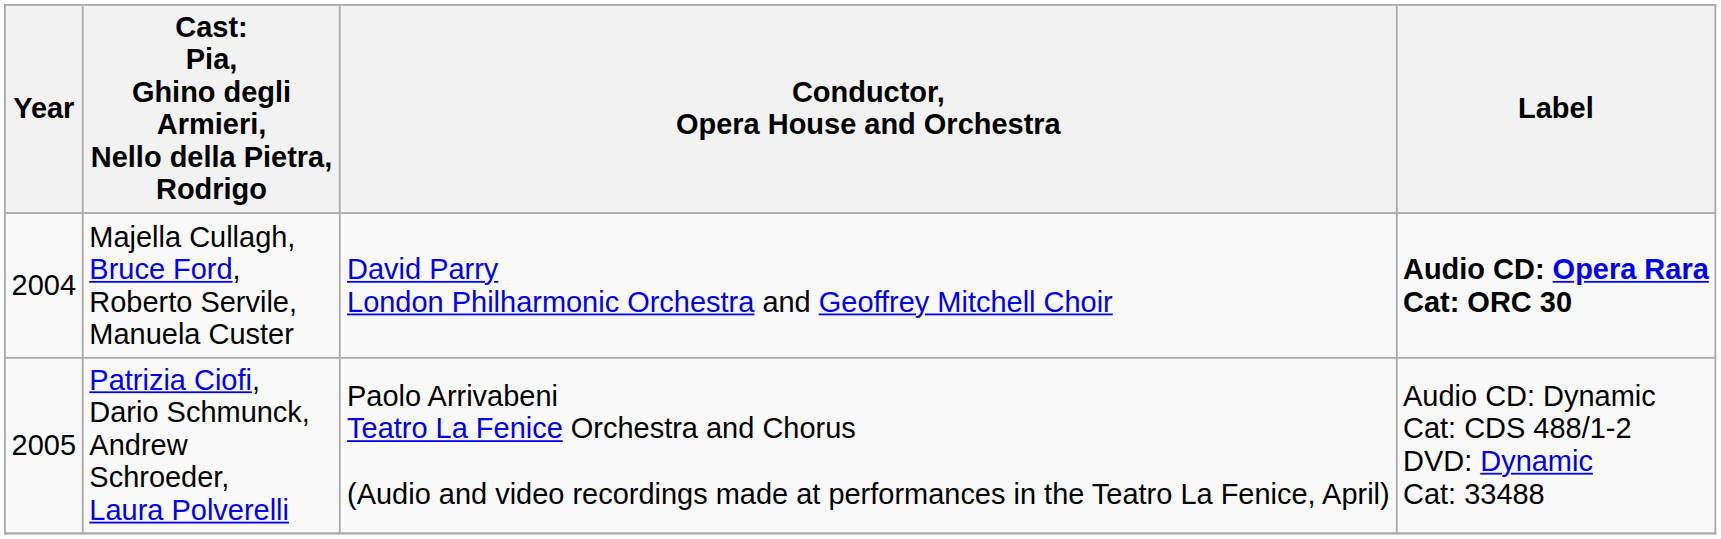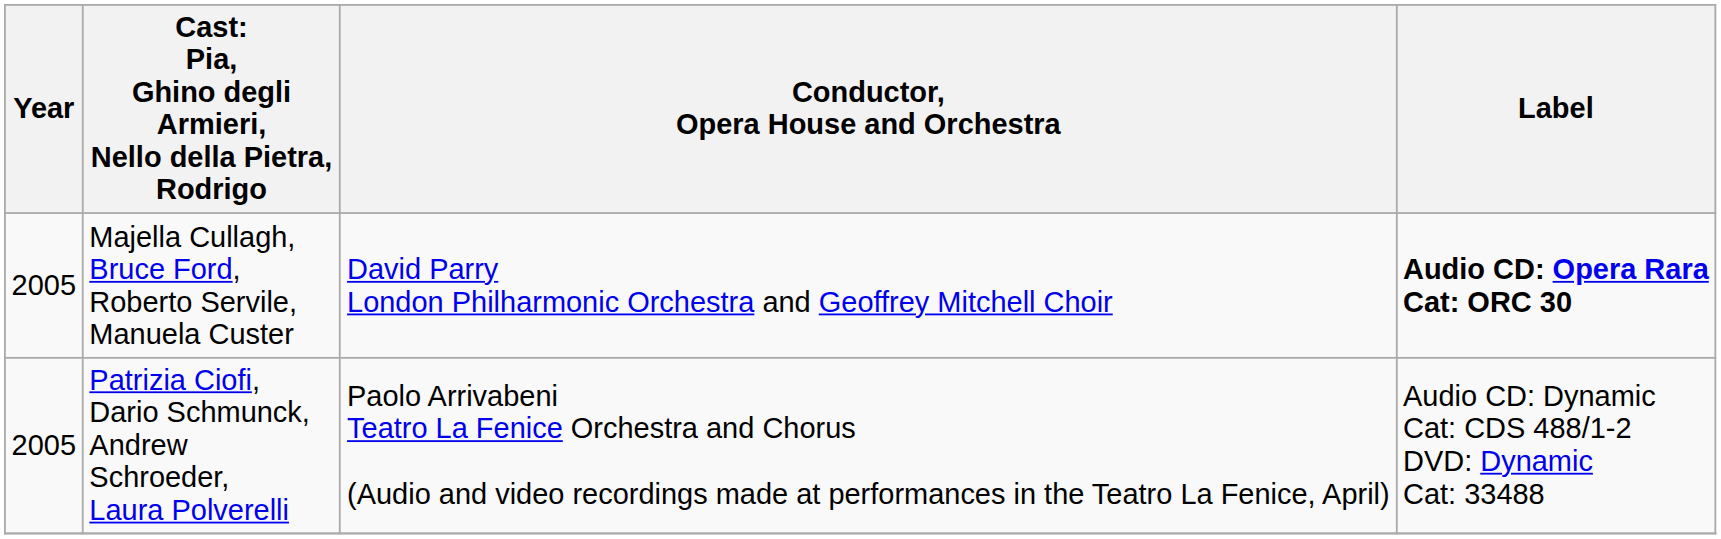(44, 285) 2004 -> (44, 285) 2005
